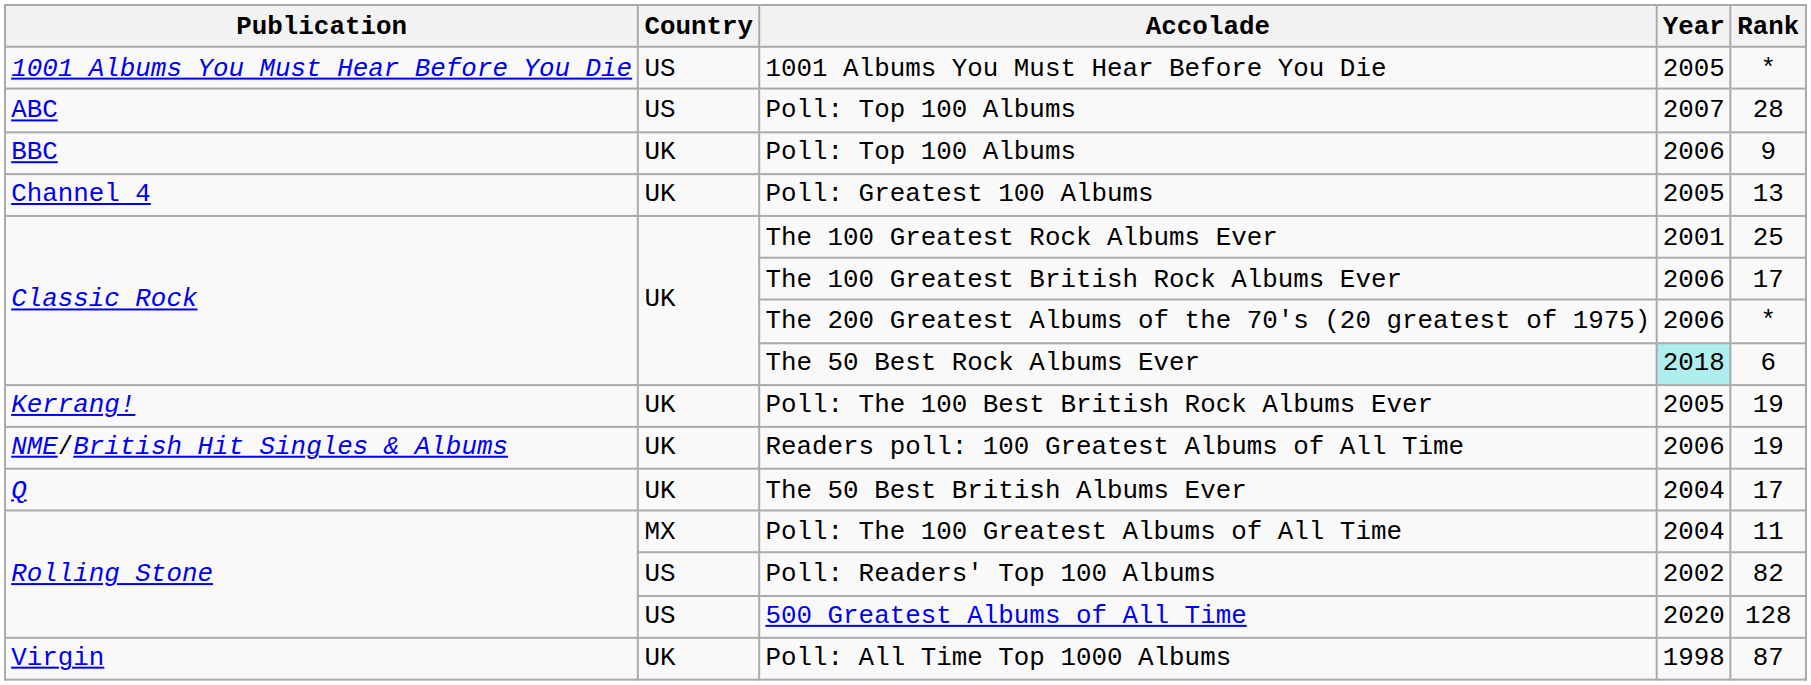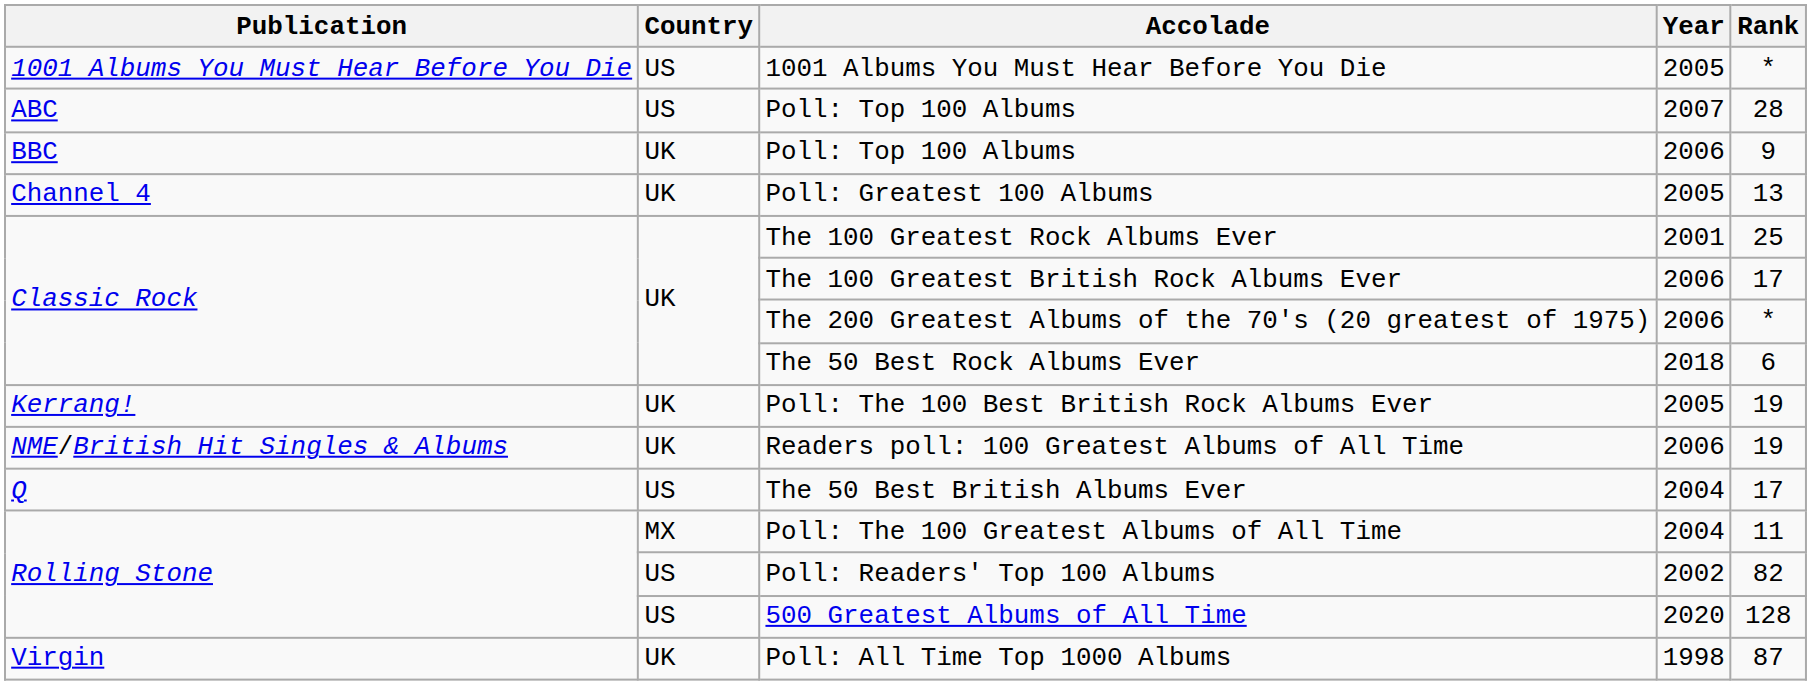(1694, 363) paleturquoise background -> (1694, 363) no background
(660, 490) UK -> (660, 490) US
